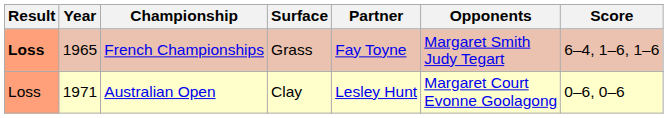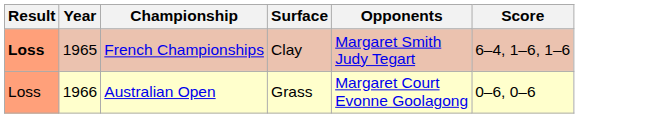- column: (376, 16)
(292, 50) Grass -> (287, 50) Clay
(80, 92) 1971 -> (80, 92) 1966
(287, 92) Clay -> (292, 92) Grass
